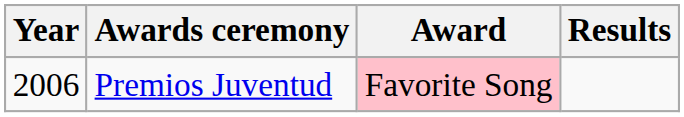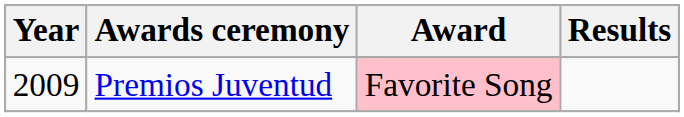(46, 83) 2006 -> (46, 83) 2009
